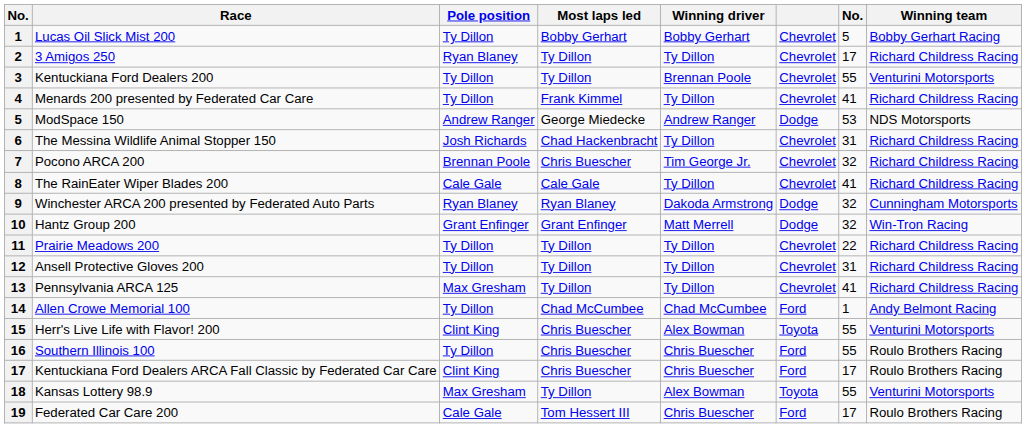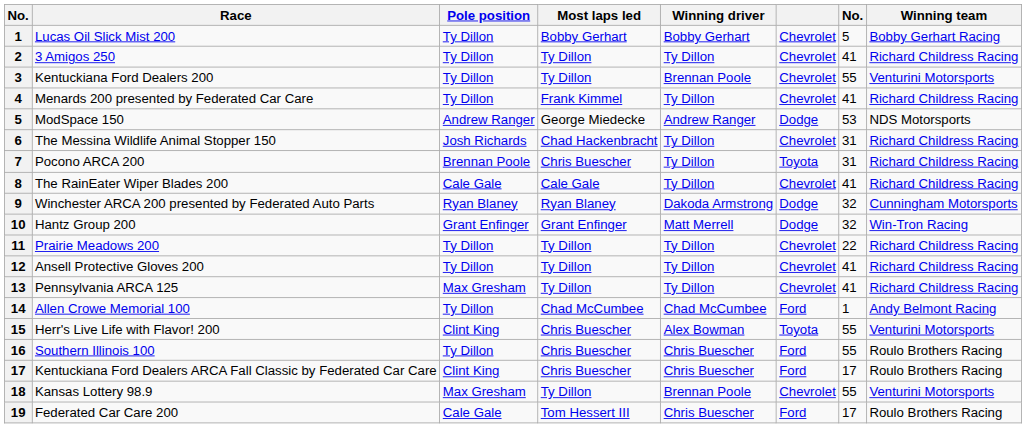(480, 57) Ryan Blaney -> (468, 57) Ty Dillon
(849, 57) 17 -> (849, 57) 41
(707, 162) Tim George Jr. -> (689, 162) Ty Dillon
(808, 162) Chevrolet -> (799, 162) Toyota
(849, 162) 32 -> (849, 162) 31
(849, 266) 31 -> (849, 266) 41
(704, 392) Alex Bowman -> (707, 392) Brennan Poole
(799, 392) Toyota -> (808, 392) Chevrolet
